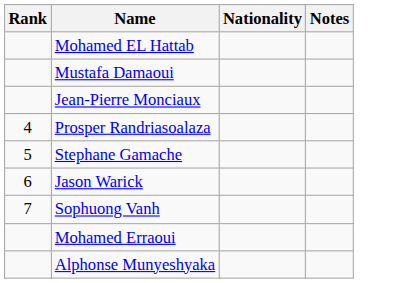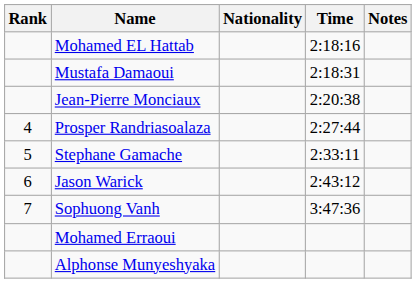+ column: (335, 18)
